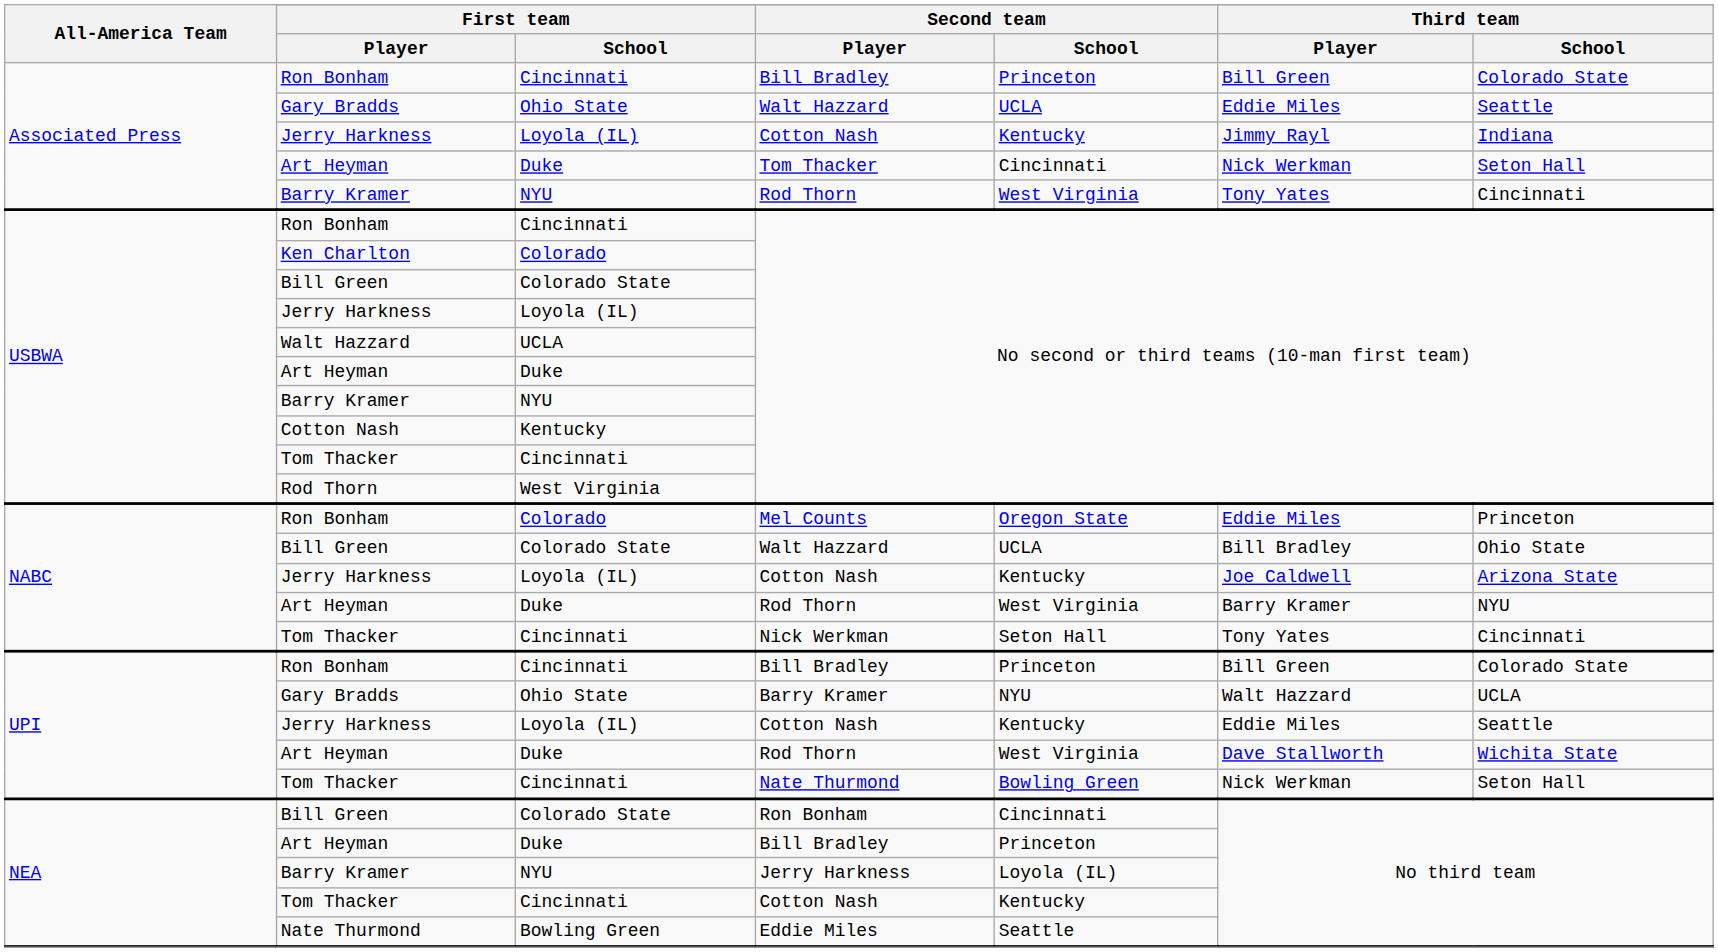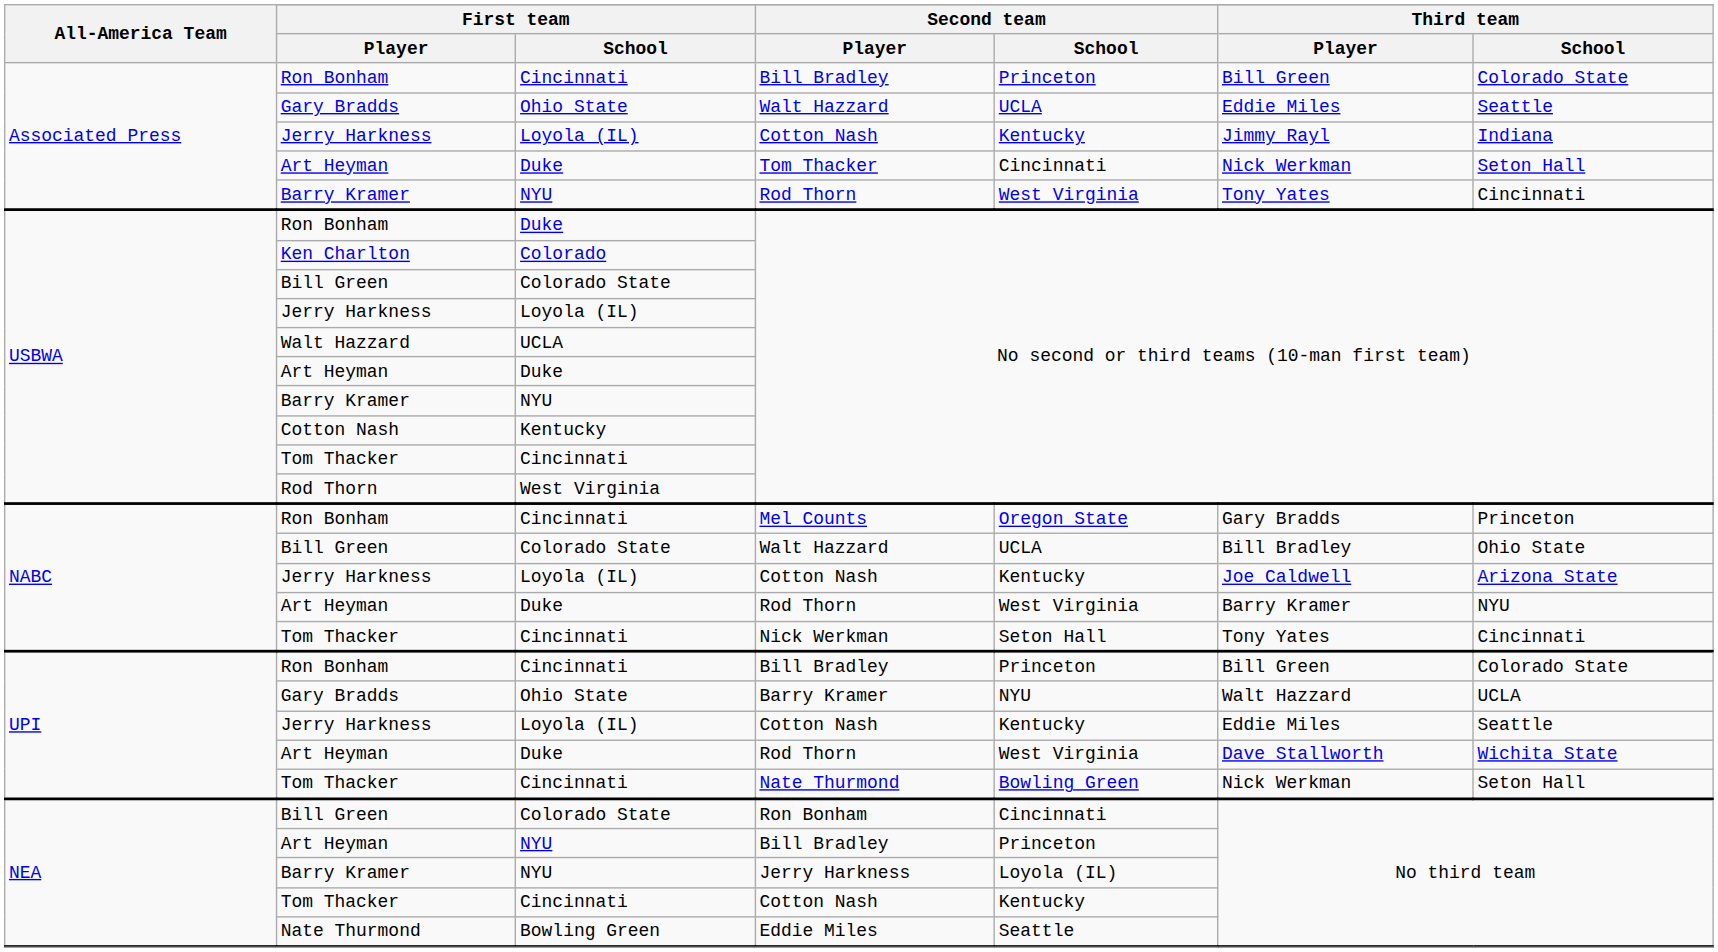(574, 225) Cincinnati -> (542, 225) Duke
(563, 519) Colorado -> (574, 519) Cincinnati
(1281, 519) Eddie Miles -> (1281, 519) Gary Bradds
(542, 844) Duke -> (536, 844) NYU
